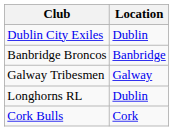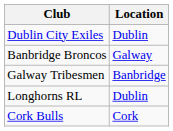(139, 55) Banbridge -> (132, 55) Galway
(132, 75) Galway -> (139, 75) Banbridge
